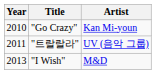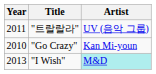rows swapped: (54, 28) <-> (55, 44)
(95, 61) no background -> (95, 61) paleturquoise background
